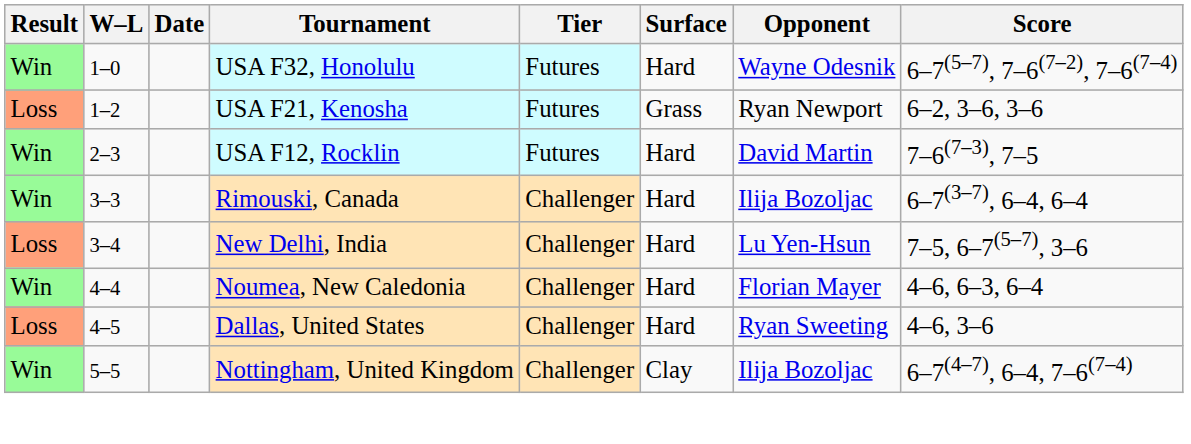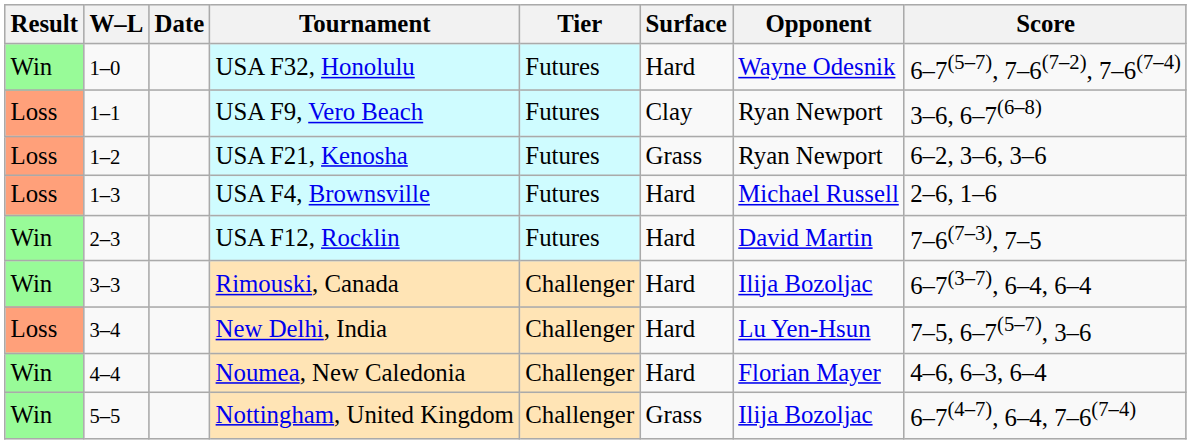+ row: (319, 112)
+ row: (323, 194)
- row: (320, 326)
(669, 368) Clay -> (674, 415) Grass
